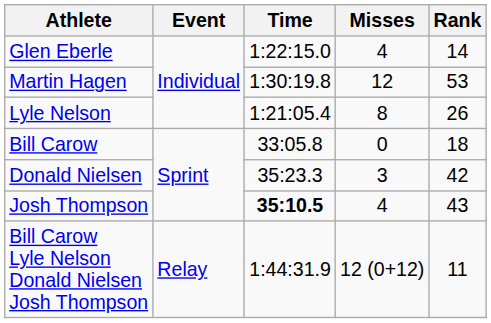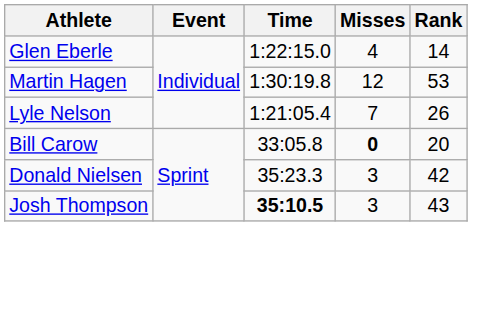(382, 113) 8 -> (373, 113) 7
(382, 144) normal -> (373, 144) bold
(458, 144) 18 -> (438, 144) 20
(382, 206) 4 -> (373, 206) 3
- row: (79, 270)
